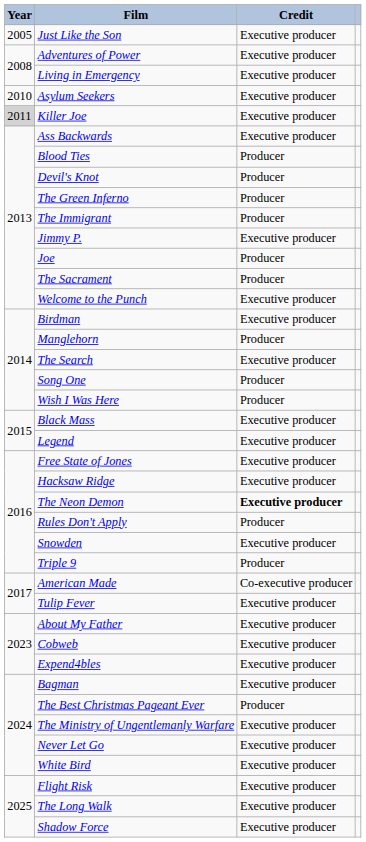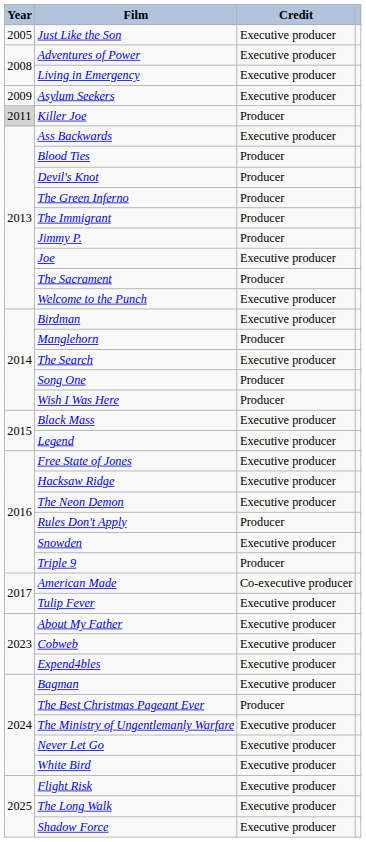(20, 96) 2010 -> (20, 96) 2009
(288, 116) Executive producer -> (262, 116) Producer
(288, 238) Executive producer -> (262, 238) Producer
(262, 258) Producer -> (288, 258) Executive producer
(291, 502) bold -> (288, 502) normal
